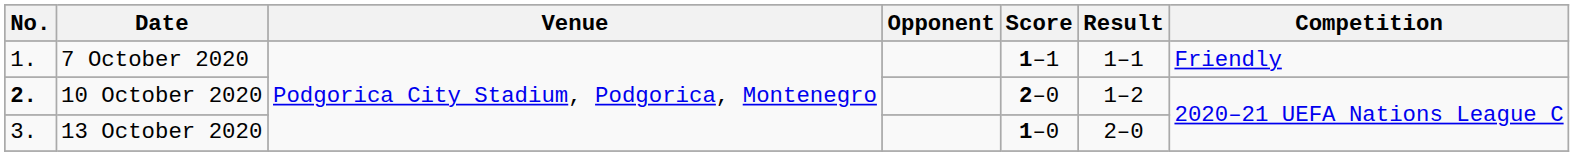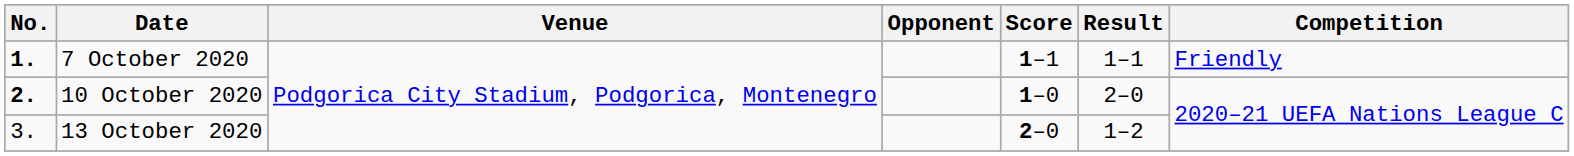(24, 60) normal -> (24, 60) bold
(1039, 96) 2–0 -> (1039, 96) 1–0
(1124, 96) 1–2 -> (1124, 96) 2–0
(1039, 132) 1–0 -> (1039, 132) 2–0
(1124, 132) 2–0 -> (1124, 132) 1–2
